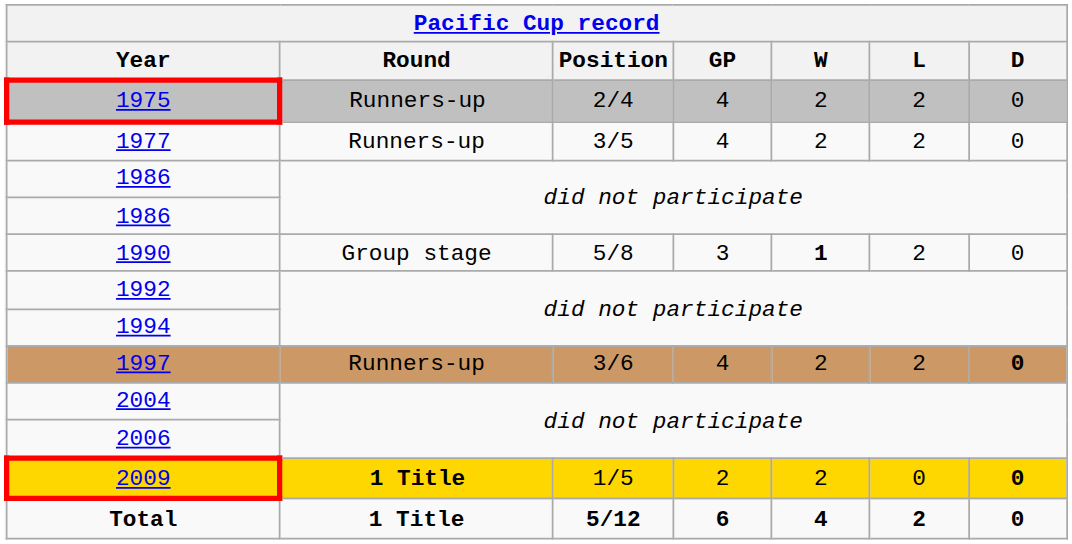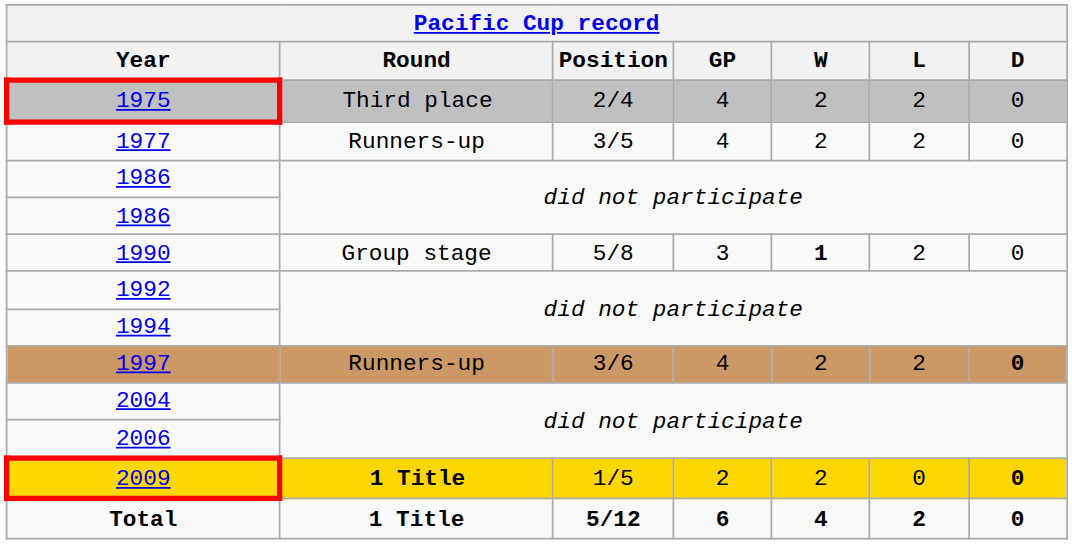(417, 101) Runners-up -> (417, 101) Third place
